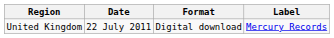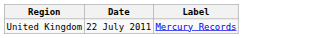- column: (199, 12)
